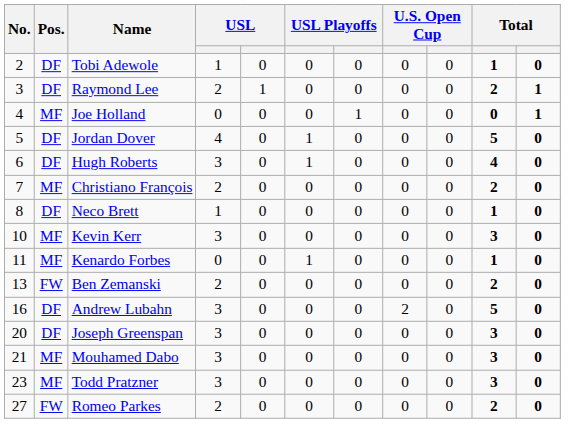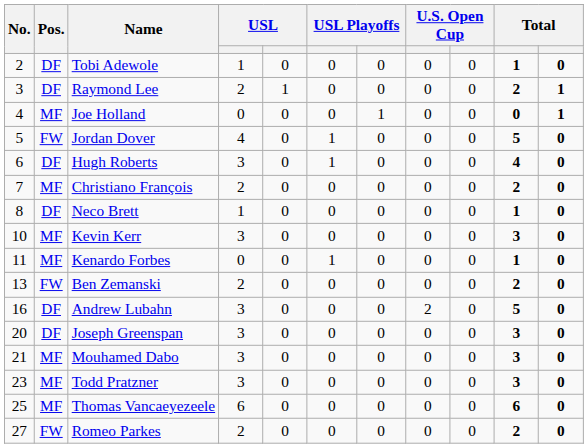(51, 138) DF -> (51, 138) FW
+ row: (143, 406)
